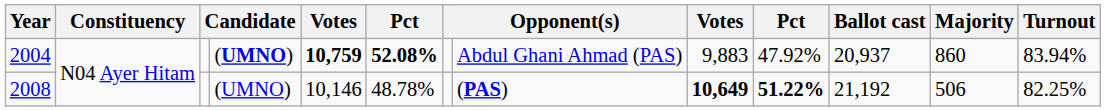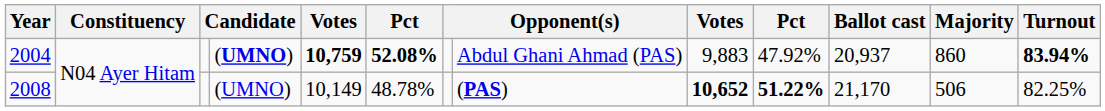(1055, 55) normal -> (1057, 55) bold
(333, 89) 10,146 -> (333, 89) 10,149
(720, 89) 10,649 -> (720, 89) 10,652
(862, 89) 21,192 -> (862, 89) 21,170
